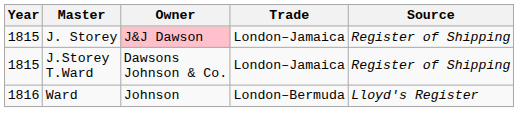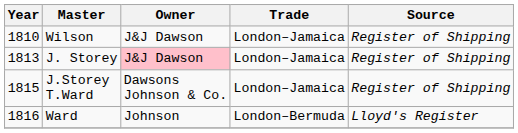+ row: (70, 37)
(24, 37) 1815 -> (24, 59) 1813
